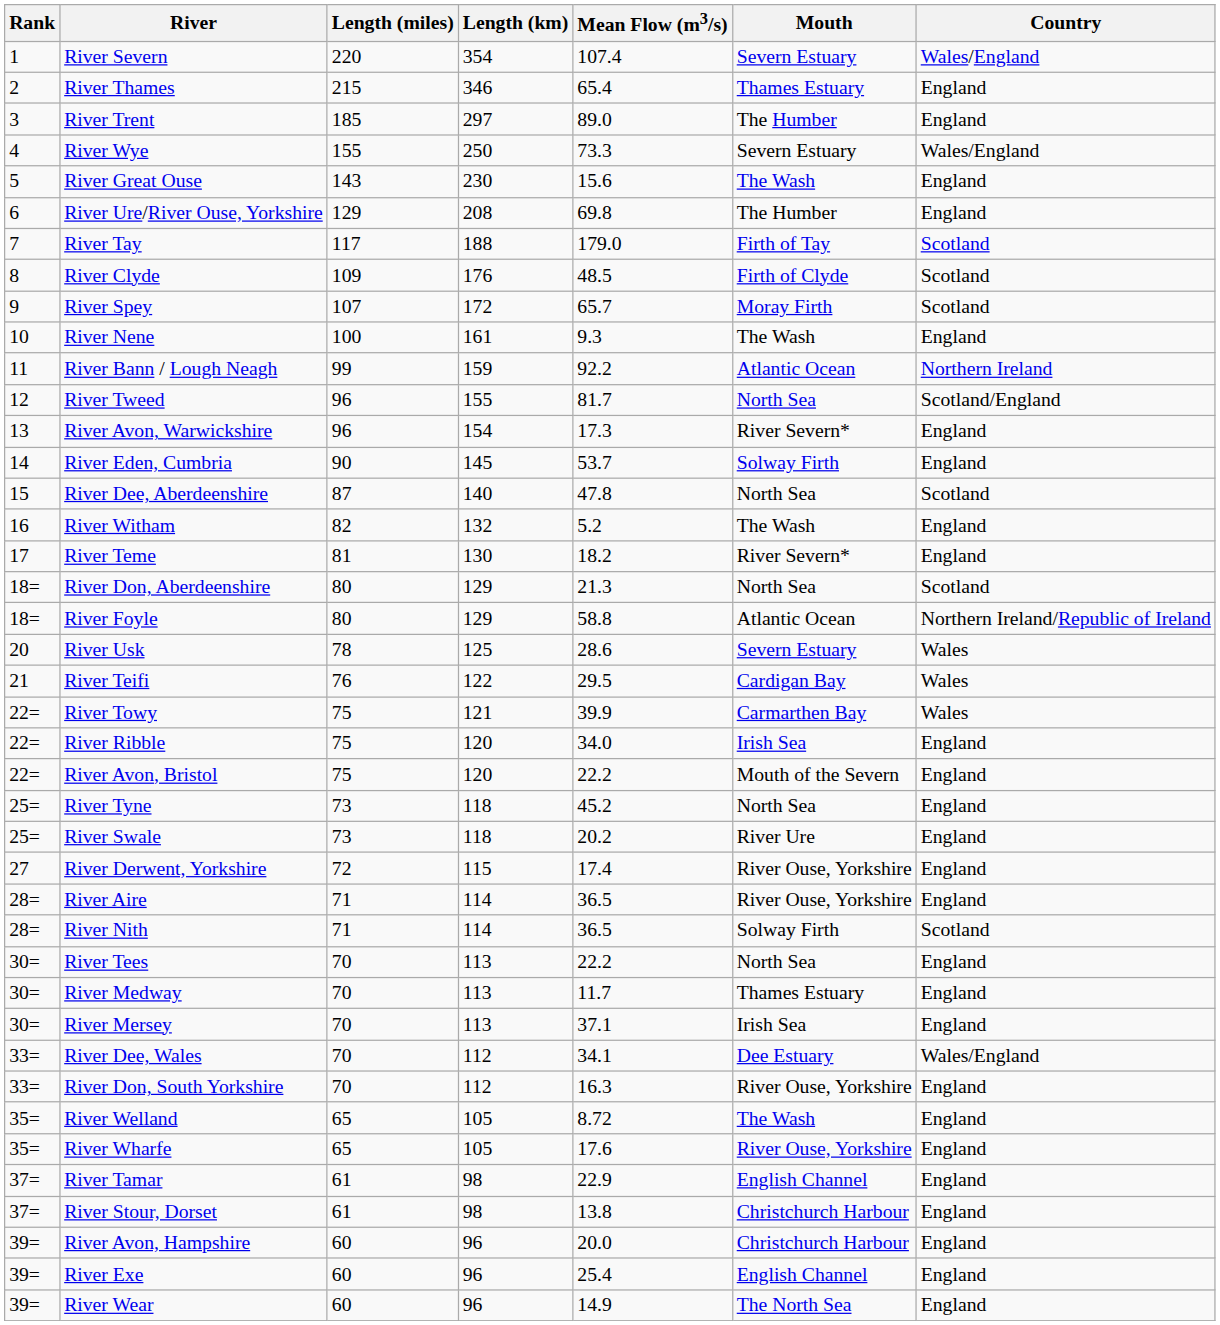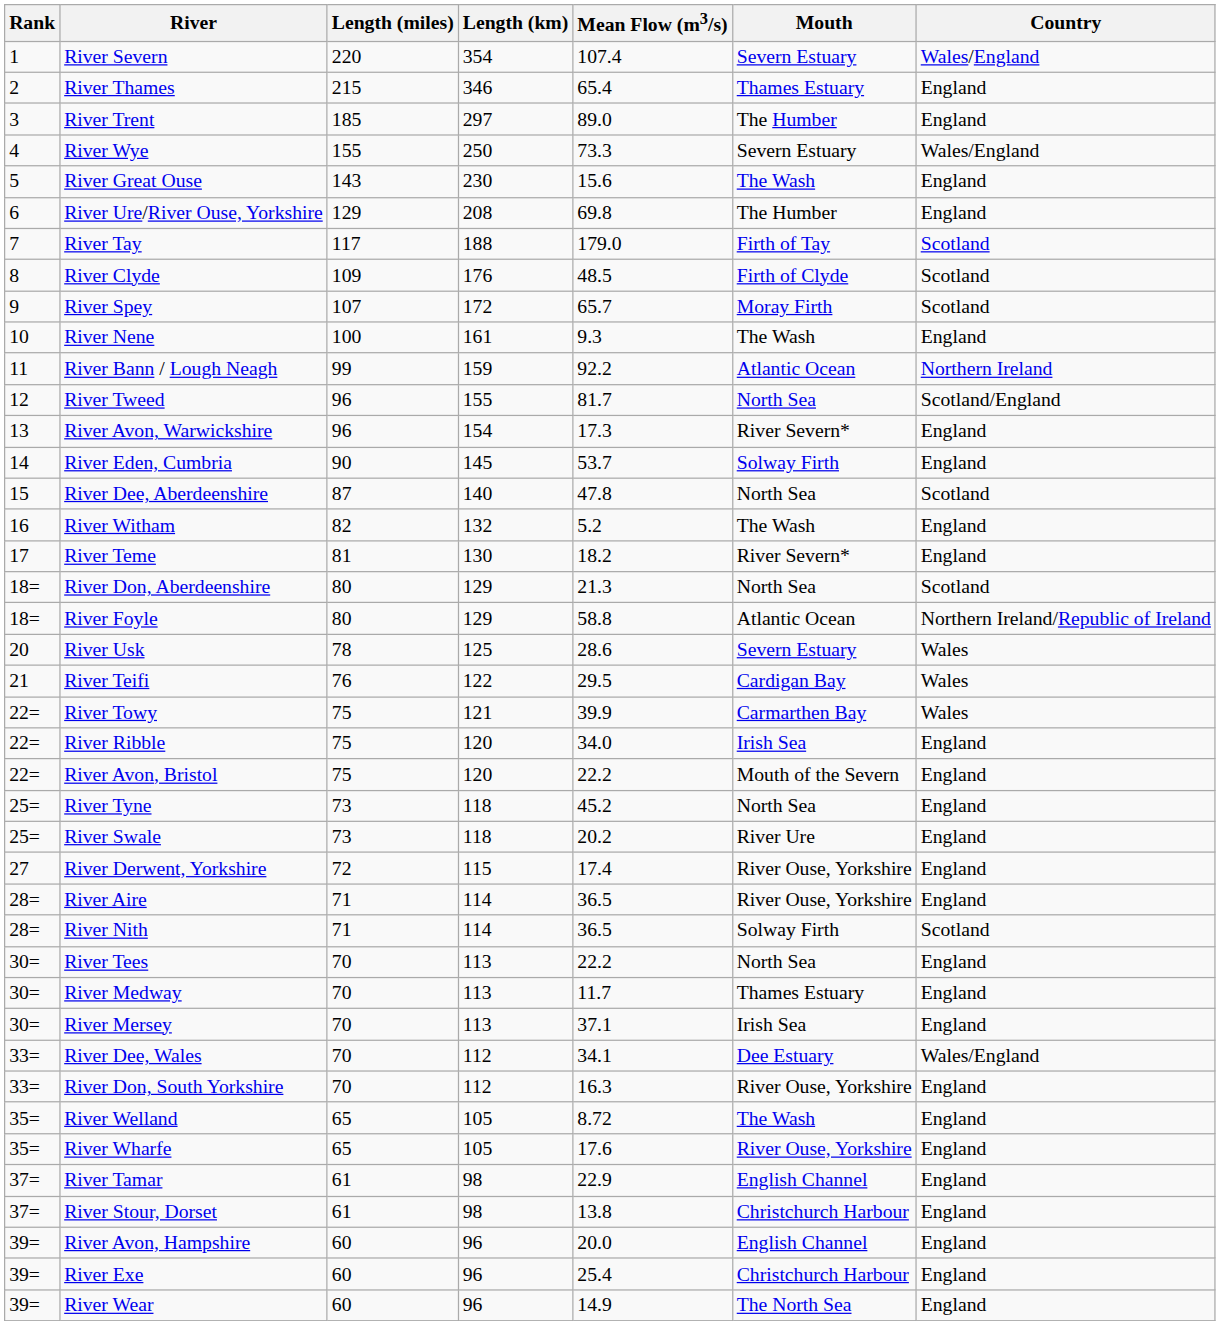(823, 1242) Christchurch Harbour -> (802, 1242) English Channel
(802, 1273) English Channel -> (823, 1273) Christchurch Harbour
